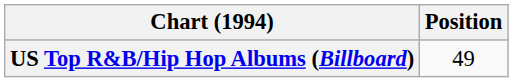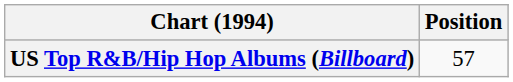(464, 58) 49 -> (464, 58) 57
